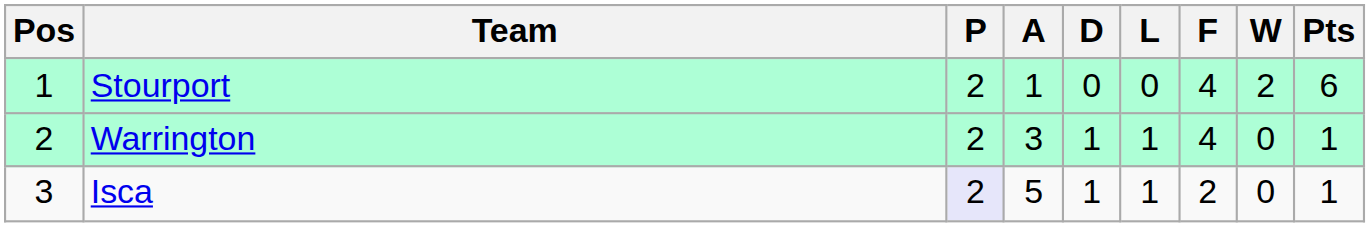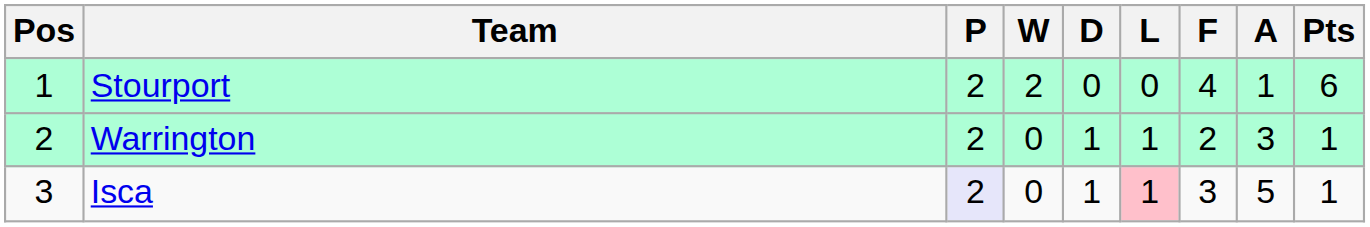columns swapped: (1266, 31) <-> (1034, 31)
(1208, 138) 4 -> (1208, 138) 2
(1150, 192) no background -> (1150, 192) pink background
(1208, 192) 2 -> (1208, 192) 3
